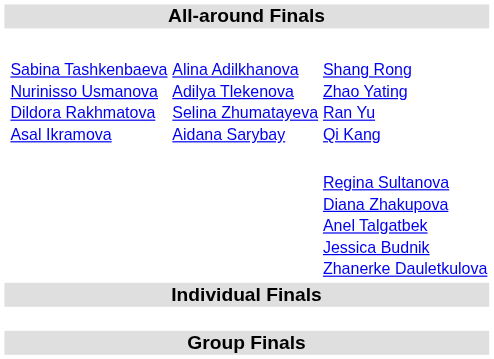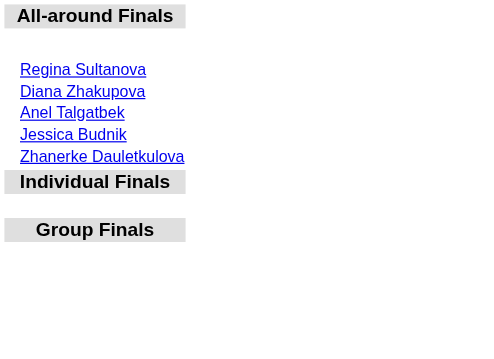- row: (89, 102)
